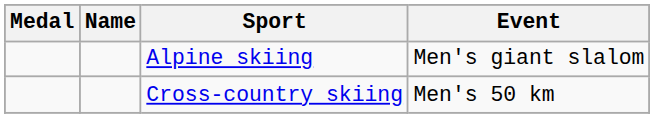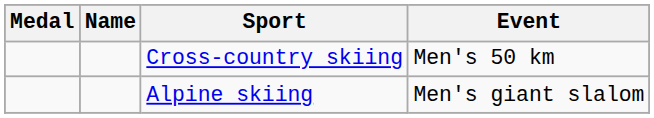rows swapped: (230, 59) <-> (275, 95)
